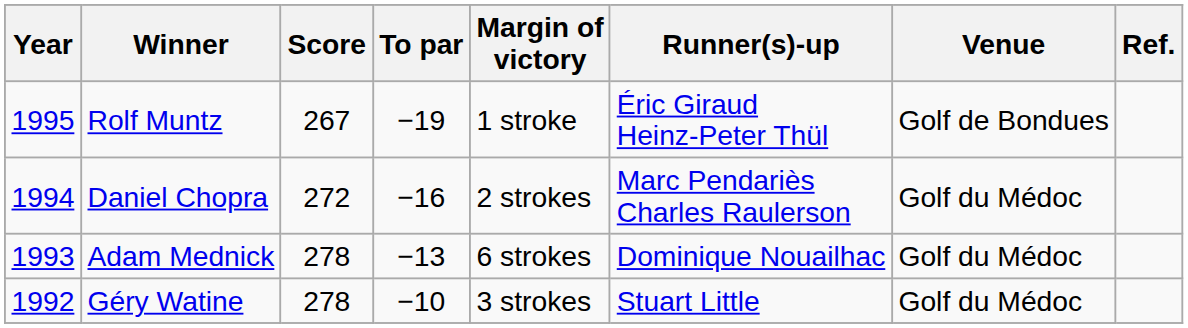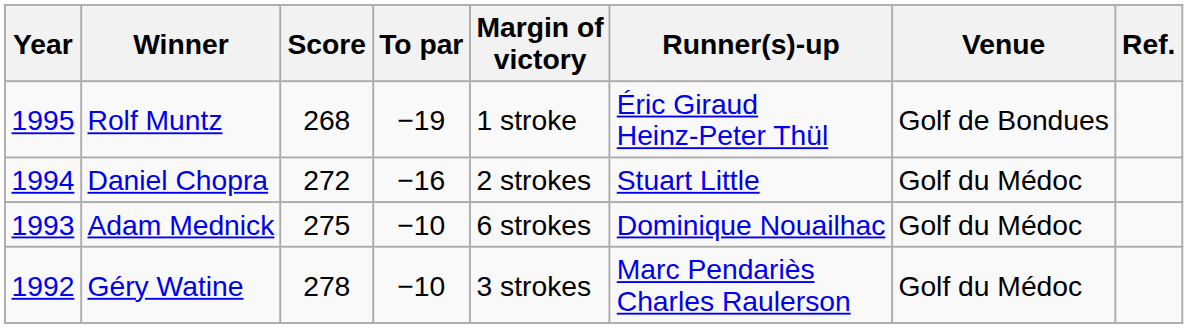(327, 120) 267 -> (327, 120) 268
(734, 196) Marc Pendariès Charles Raulerson -> (688, 180) Stuart Little
(327, 257) 278 -> (327, 225) 275
(421, 257) −13 -> (421, 225) −10
(688, 301) Stuart Little -> (734, 286) Marc Pendariès Charles Raulerson
